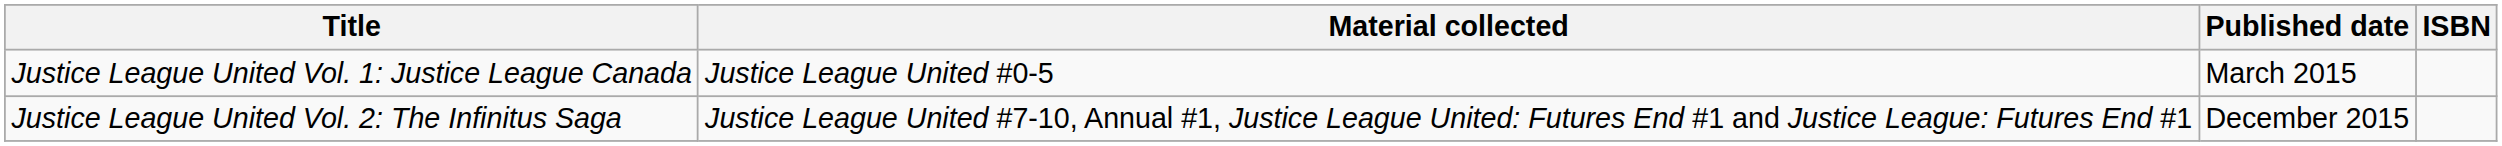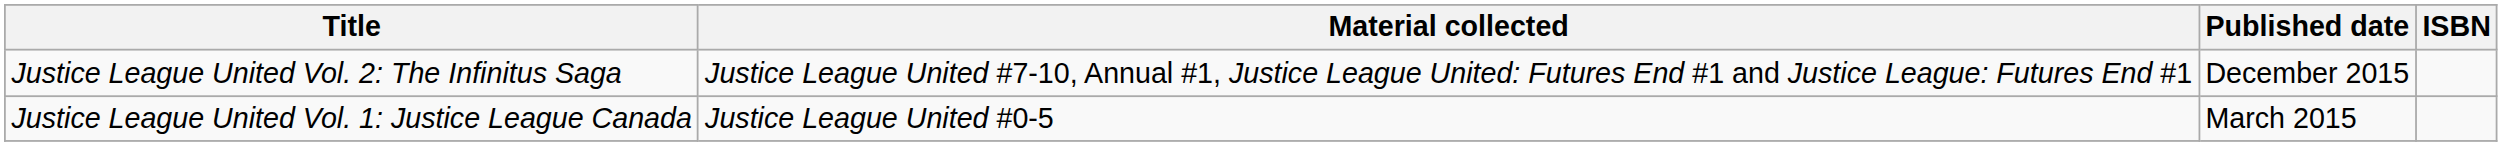rows swapped: (352, 72) <-> (317, 118)
